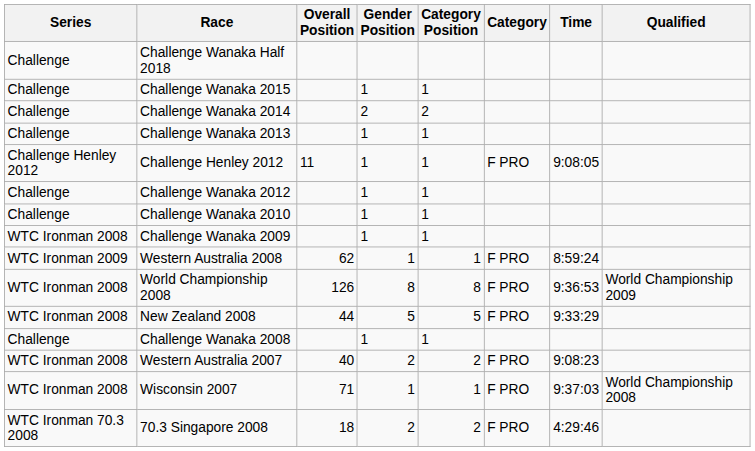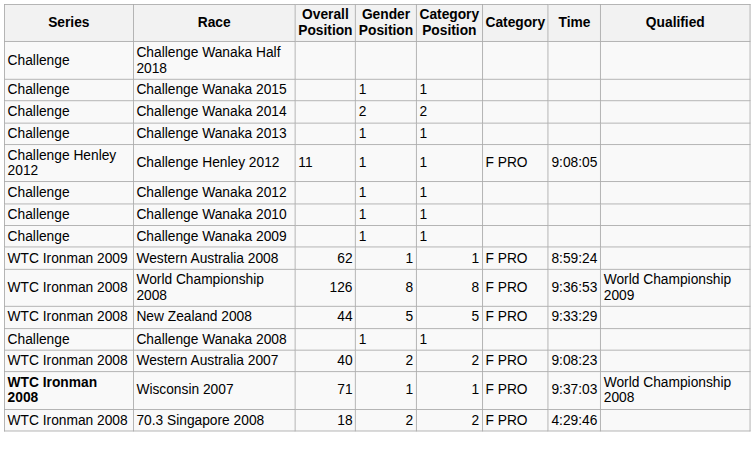(68, 236) WTC Ironman 2008 -> (39, 236) Challenge
(68, 390) normal -> (52, 390) bold
(66, 427) WTC Ironman 70.3 2008 -> (68, 420) WTC Ironman 2008
